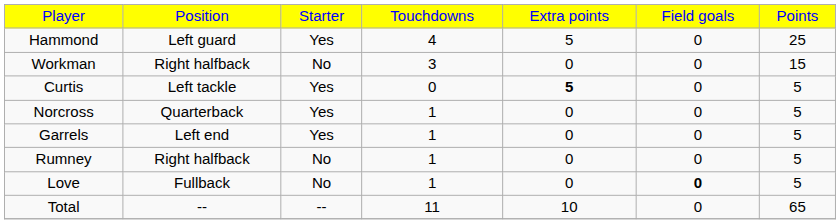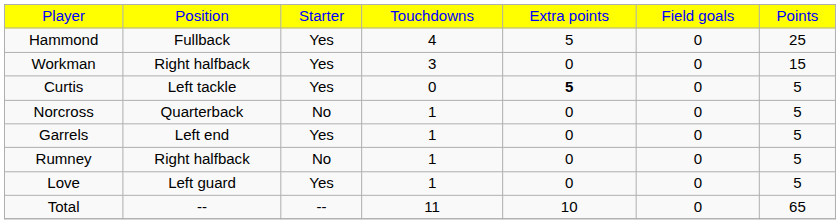(202, 40) Left guard -> (202, 40) Fullback
(322, 64) No -> (322, 64) Yes
(322, 111) Yes -> (322, 111) No
(202, 183) Fullback -> (202, 183) Left guard
(322, 183) No -> (322, 183) Yes
(698, 183) bold -> (698, 183) normal
